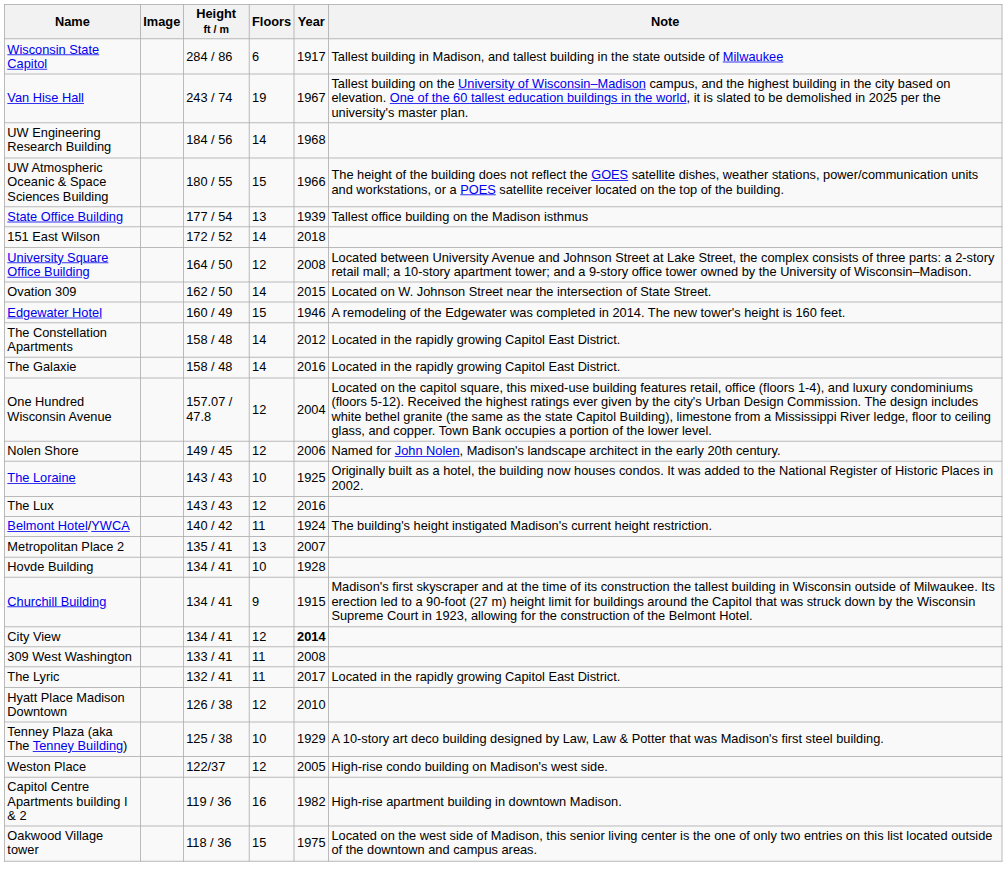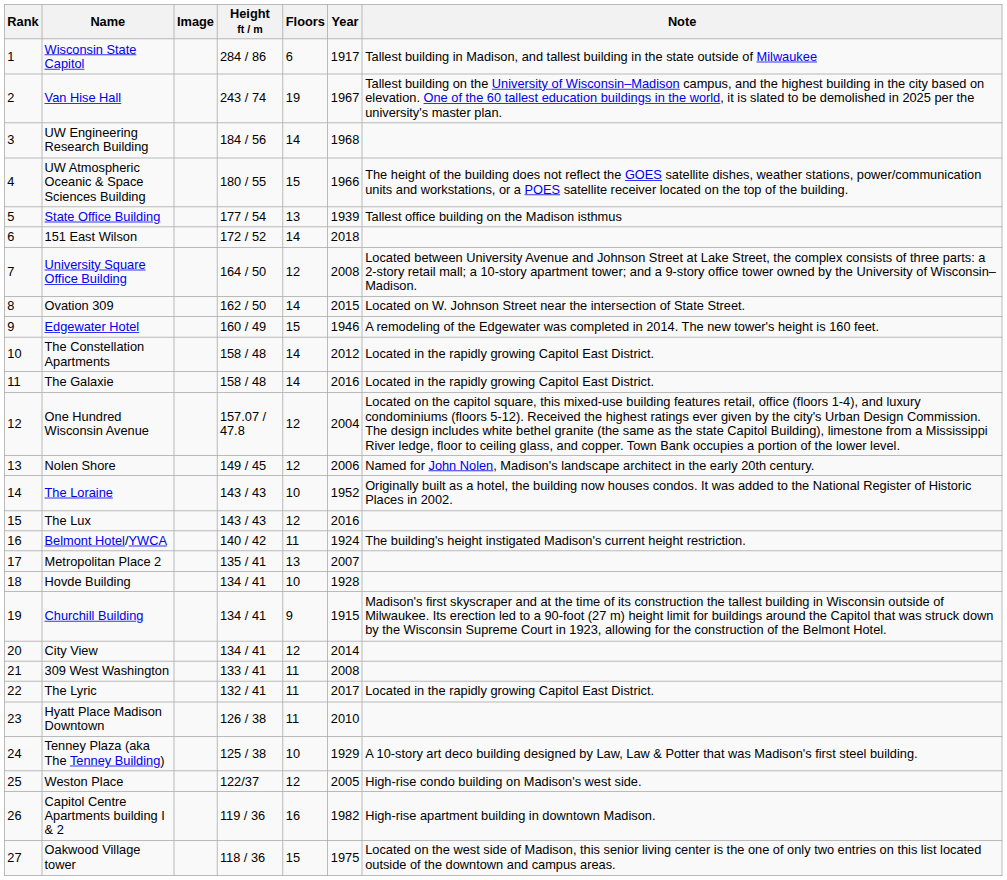+ column: (23, 21)
(311, 478) 1925 -> (345, 493) 1952
(311, 636) bold -> (345, 651) normal
(259, 704) 12 -> (292, 719) 11
